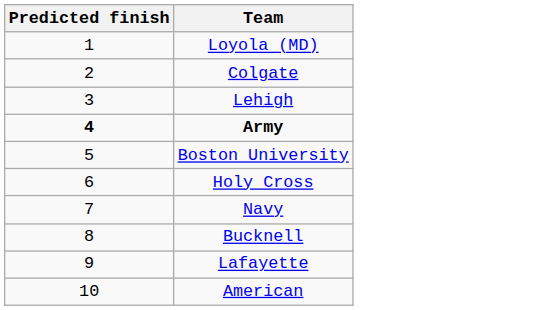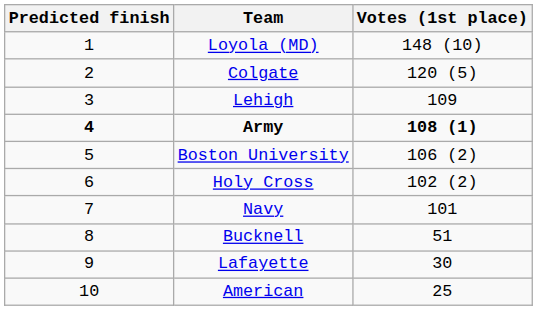+ column: (442, 18)
